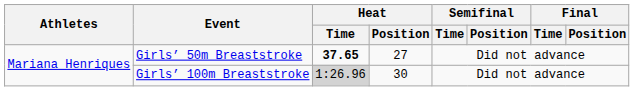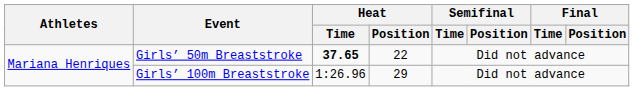(401, 55) 27 -> (401, 55) 22
(341, 75) lightgrey background -> (341, 75) no background
(401, 75) 30 -> (401, 75) 29
